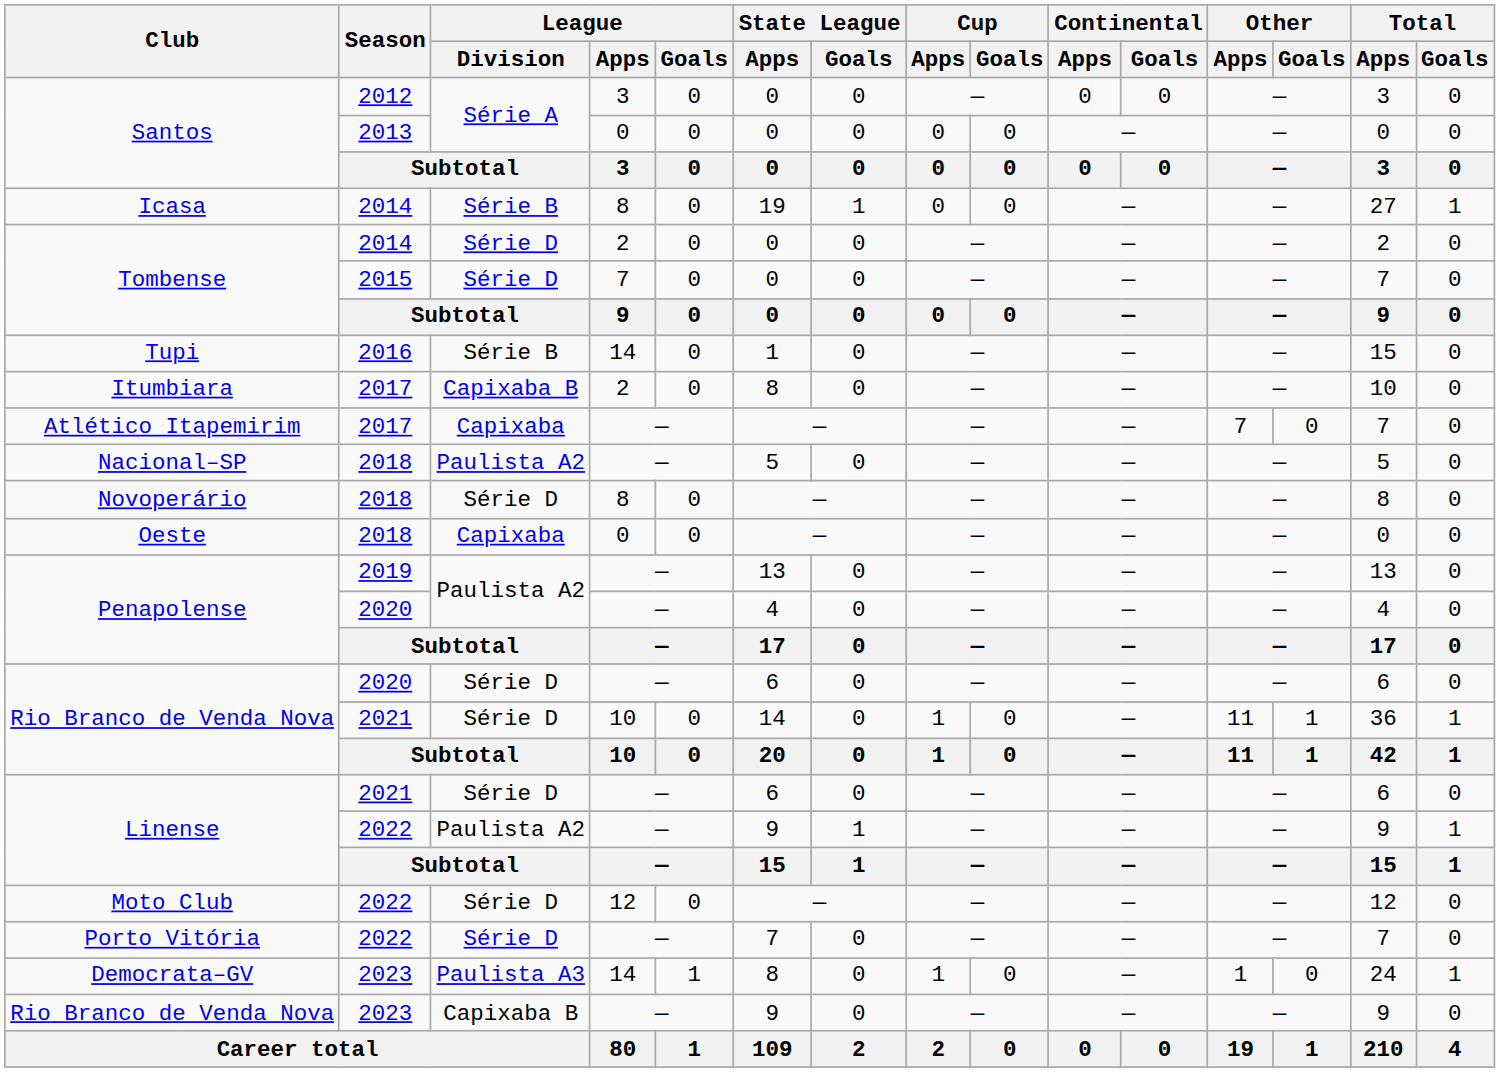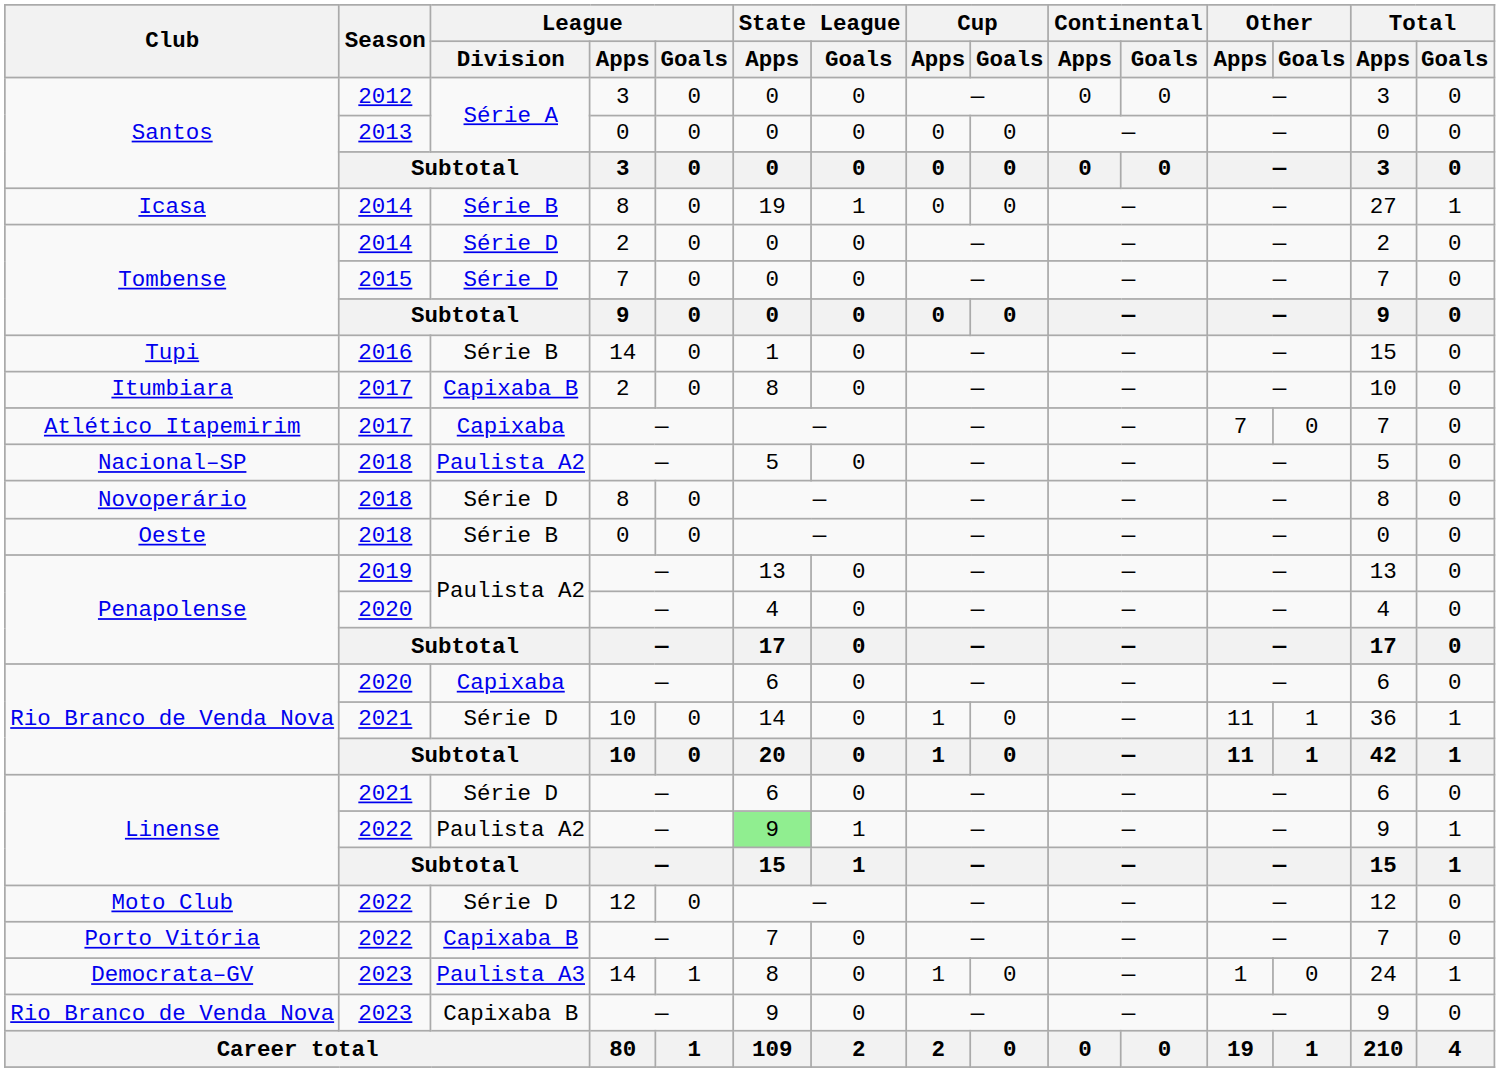(511, 536) Capixaba -> (511, 536) Série B
(511, 683) Série D -> (511, 683) Capixaba
(772, 830) no background -> (772, 830) lightgreen background
(511, 940) Série D -> (511, 940) Capixaba B
